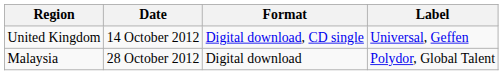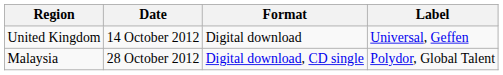(285, 37) Digital download, CD single -> (254, 37) Digital download
(254, 59) Digital download -> (285, 59) Digital download, CD single
